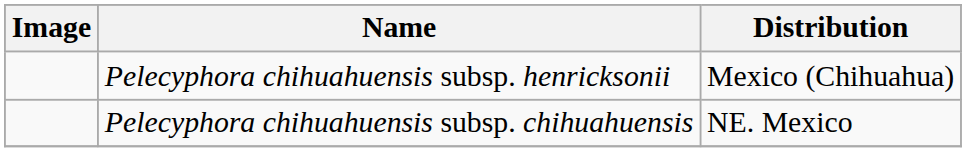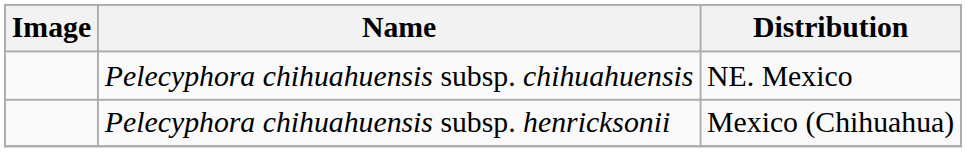rows swapped: (399, 122) <-> (388, 75)
